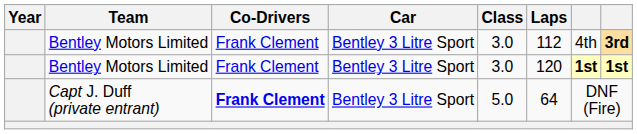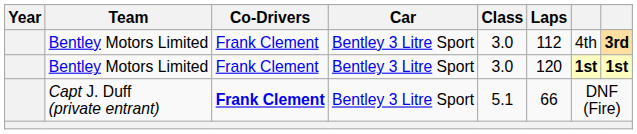(502, 100) 5.0 -> (502, 100) 5.1
(549, 100) 64 -> (549, 100) 66
